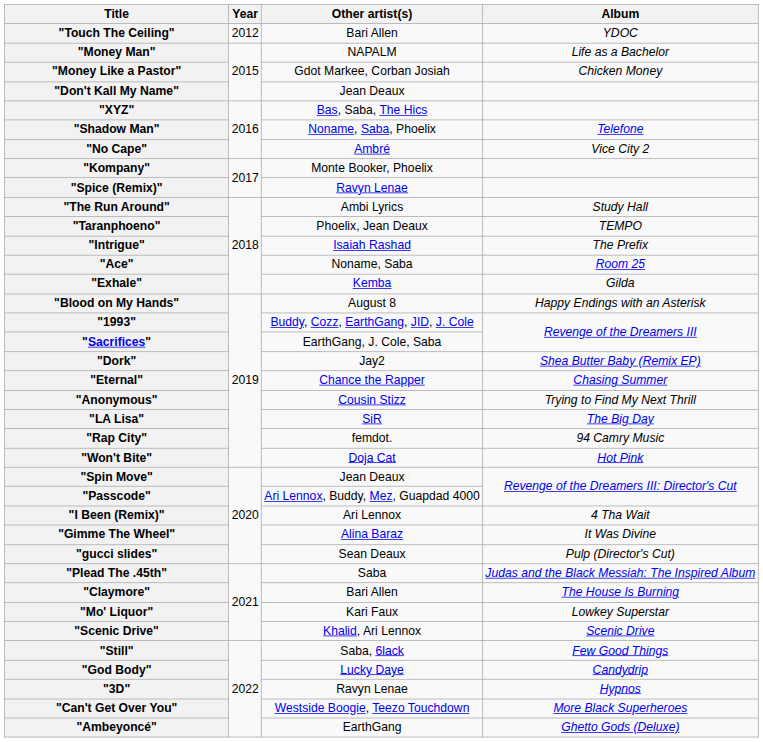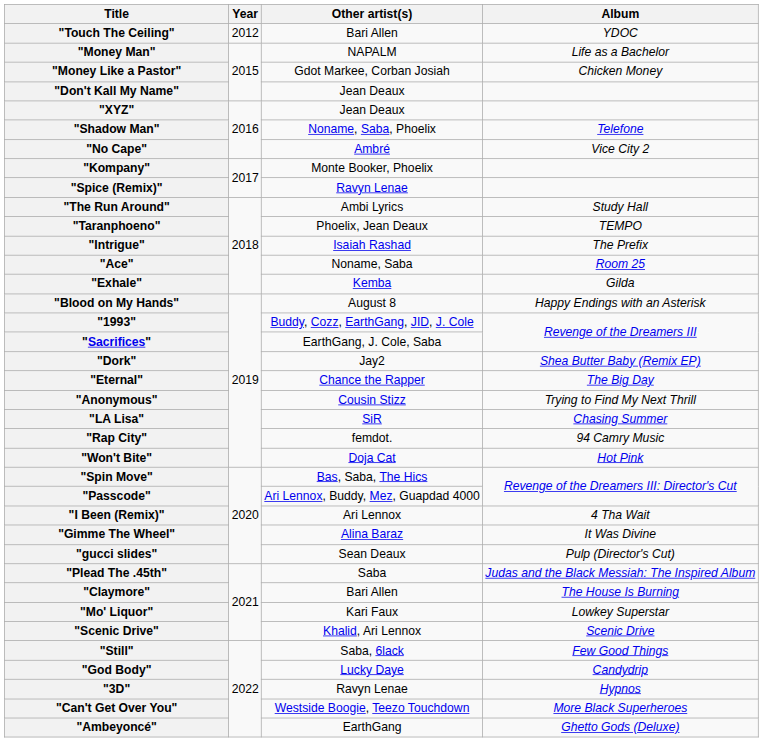(372, 110) Bas, Saba, The Hics -> (372, 110) Jean Deaux
(620, 380) Chasing Summer -> (620, 380) The Big Day
(620, 419) The Big Day -> (620, 419) Chasing Summer
(372, 476) Jean Deaux -> (372, 476) Bas, Saba, The Hics
